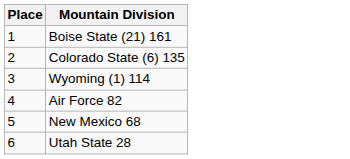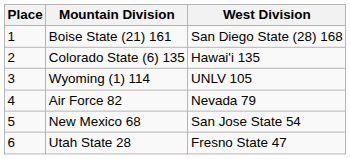+ column: (267, 15)
